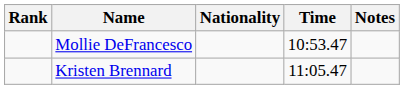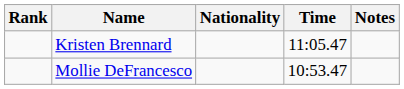rows swapped: (124, 44) <-> (113, 71)
